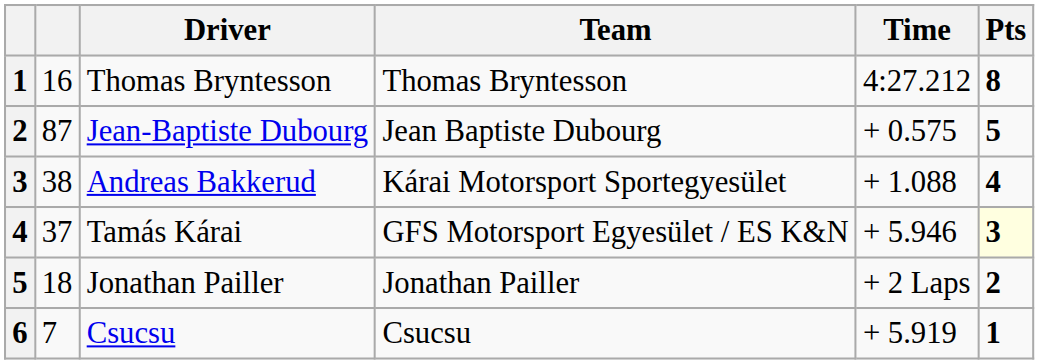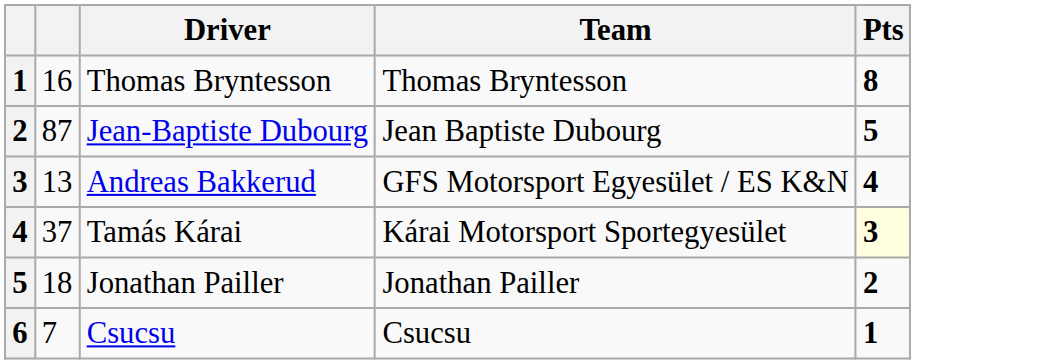- column: (917, 30)
(57, 181) 38 -> (57, 181) 13
(584, 181) Kárai Motorsport Sportegyesület -> (616, 181) GFS Motorsport Egyesület / ES K&N
(616, 232) GFS Motorsport Egyesület / ES K&N -> (584, 232) Kárai Motorsport Sportegyesület
